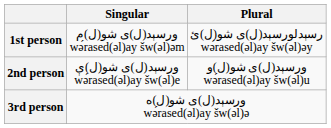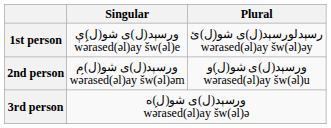(127, 40) ورسېد(ل)ی شو(ل)م wə́rased(əl)ay šw(əl)əm -> (127, 40) ورسېد(ل)ی شو(ل)ې wə́rased(əl)ay šw(əl)e
(127, 73) ورسېد(ل)ی شو(ل)ې wə́rased(əl)ay šw(əl)e -> (127, 73) ورسېد(ل)ی شو(ل)م wə́rased(əl)ay šw(əl)əm
